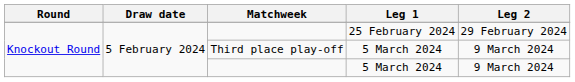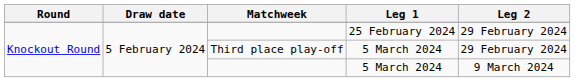(514, 49) 9 March 2024 -> (514, 49) 29 February 2024
